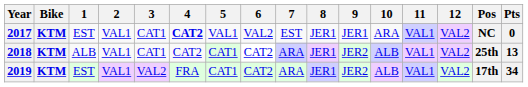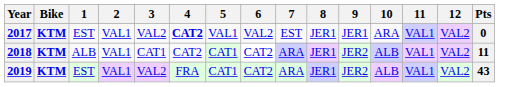- column: (487, 14)
(152, 33) CAT1 -> (152, 33) VAL2
(512, 52) 13 -> (483, 52) 11
(512, 71) 34 -> (483, 71) 43
